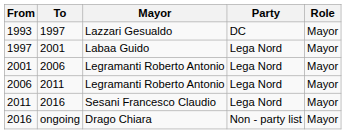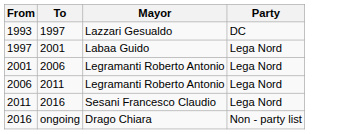- column: (323, 13)
